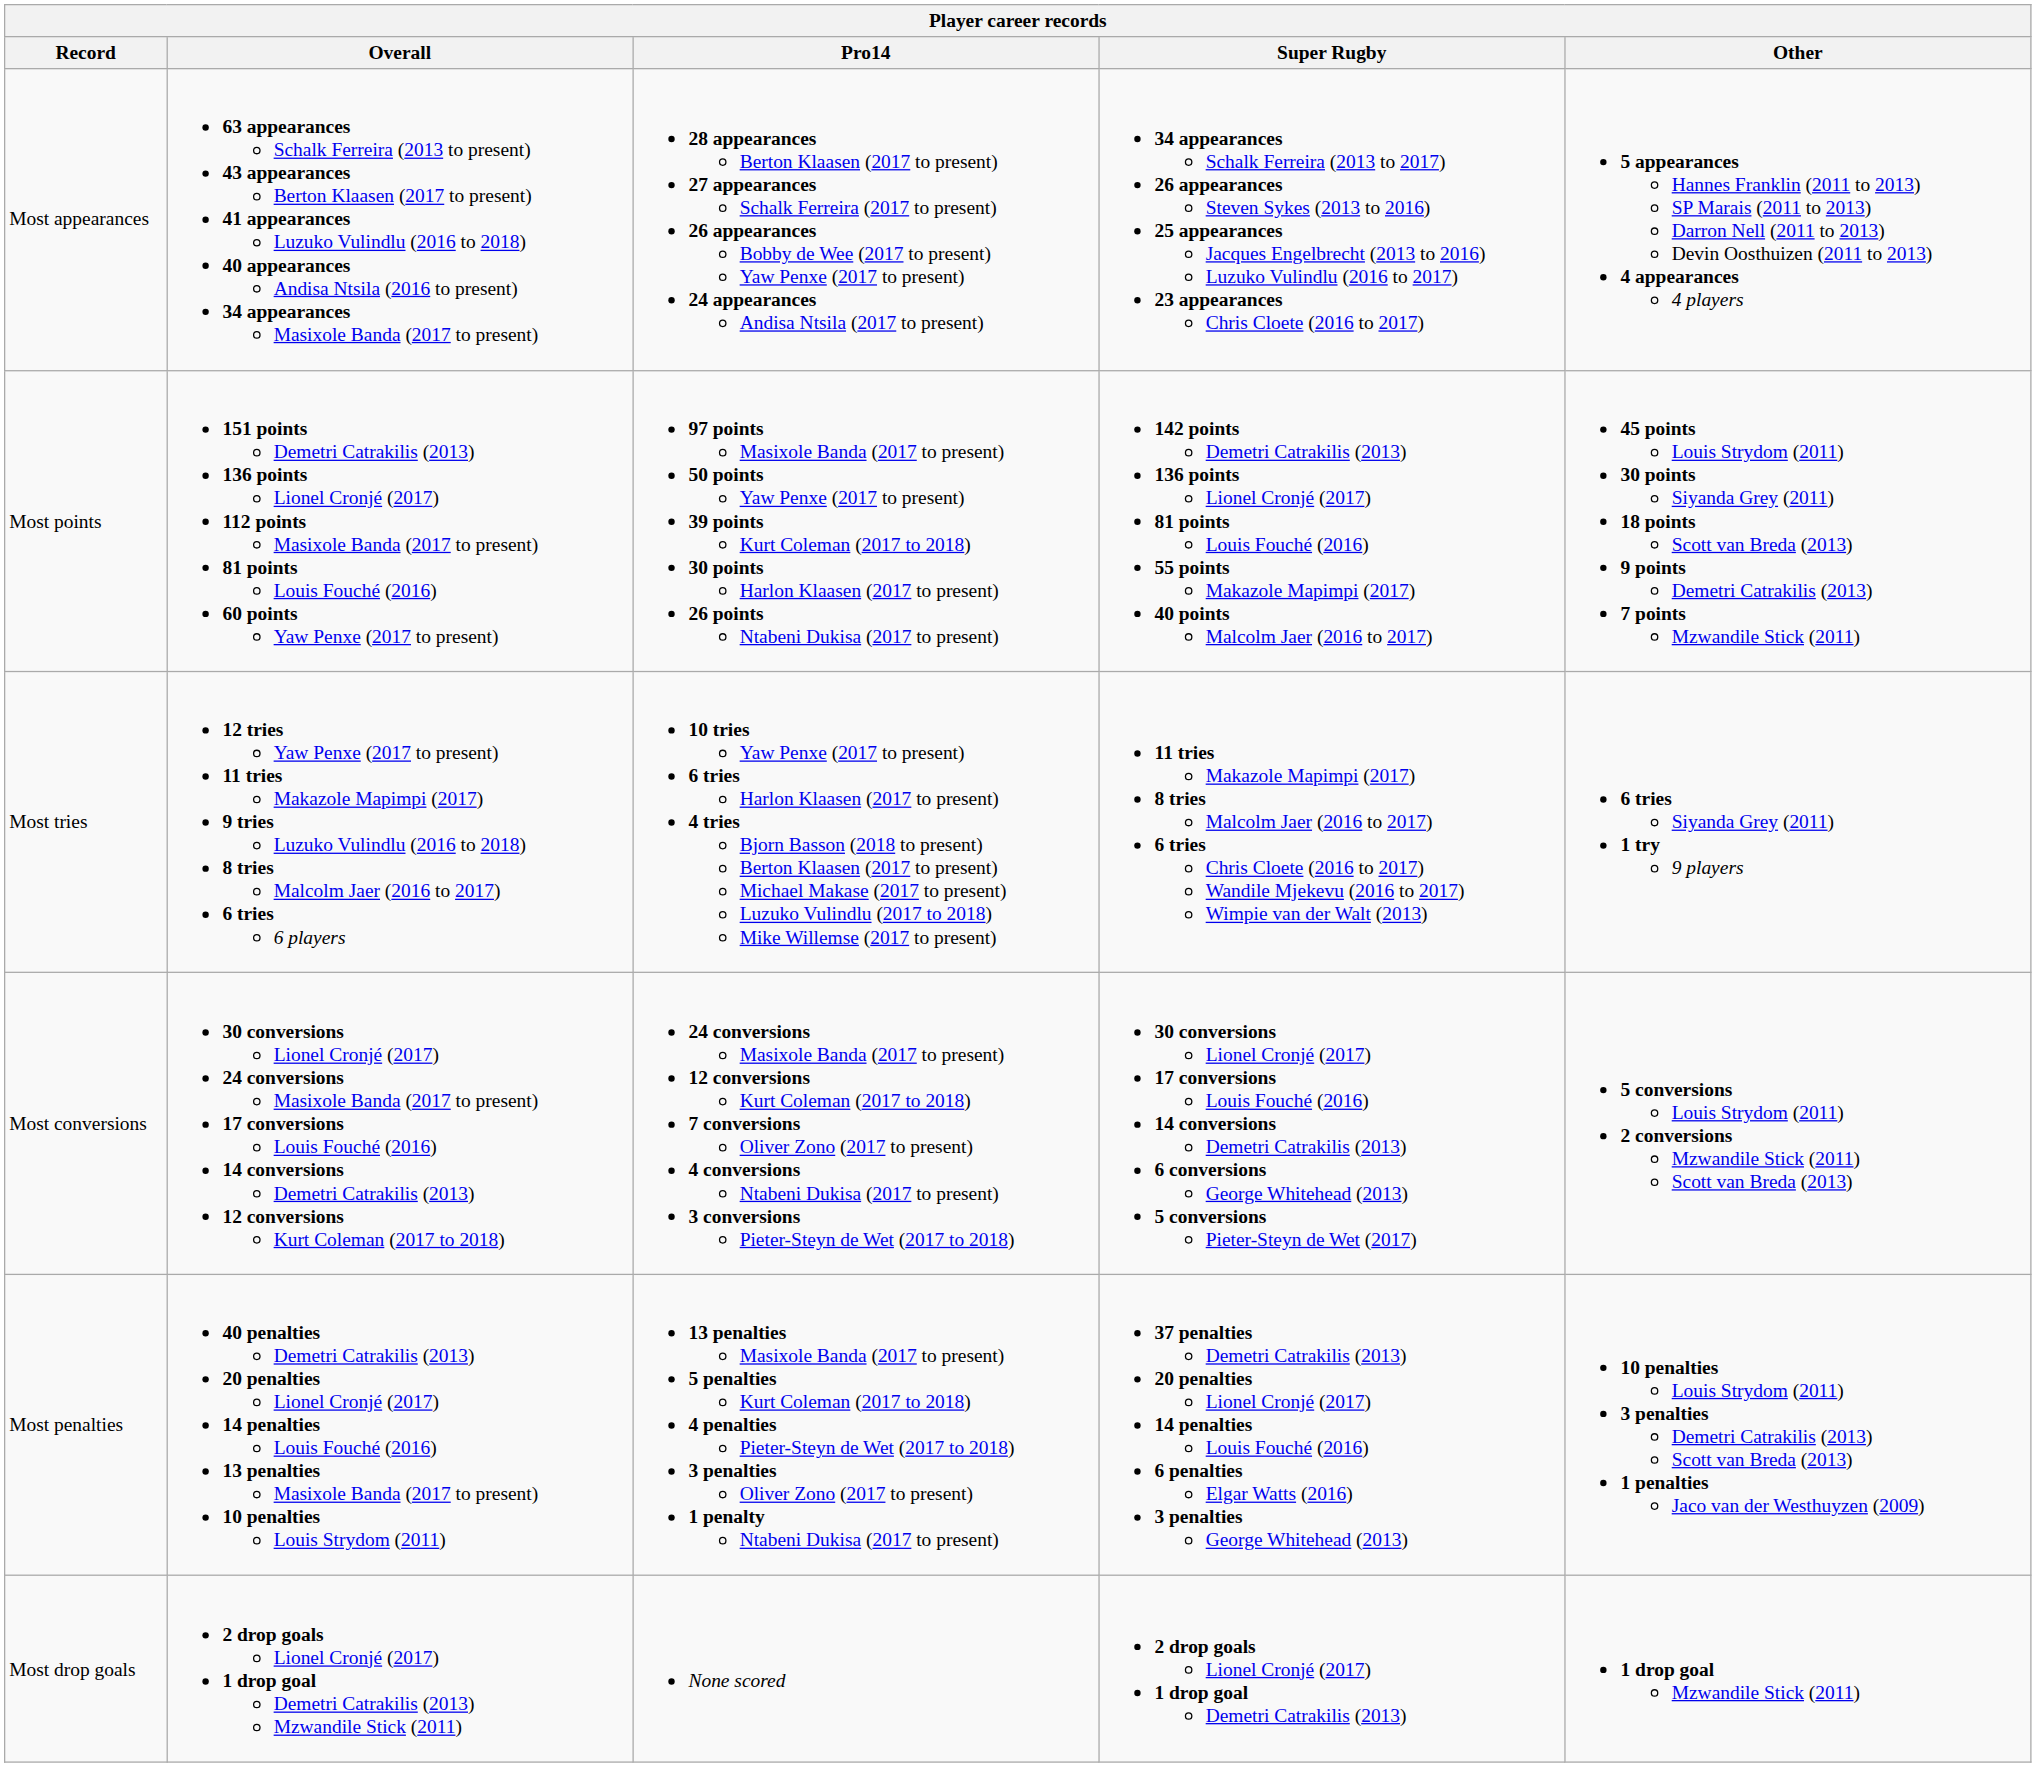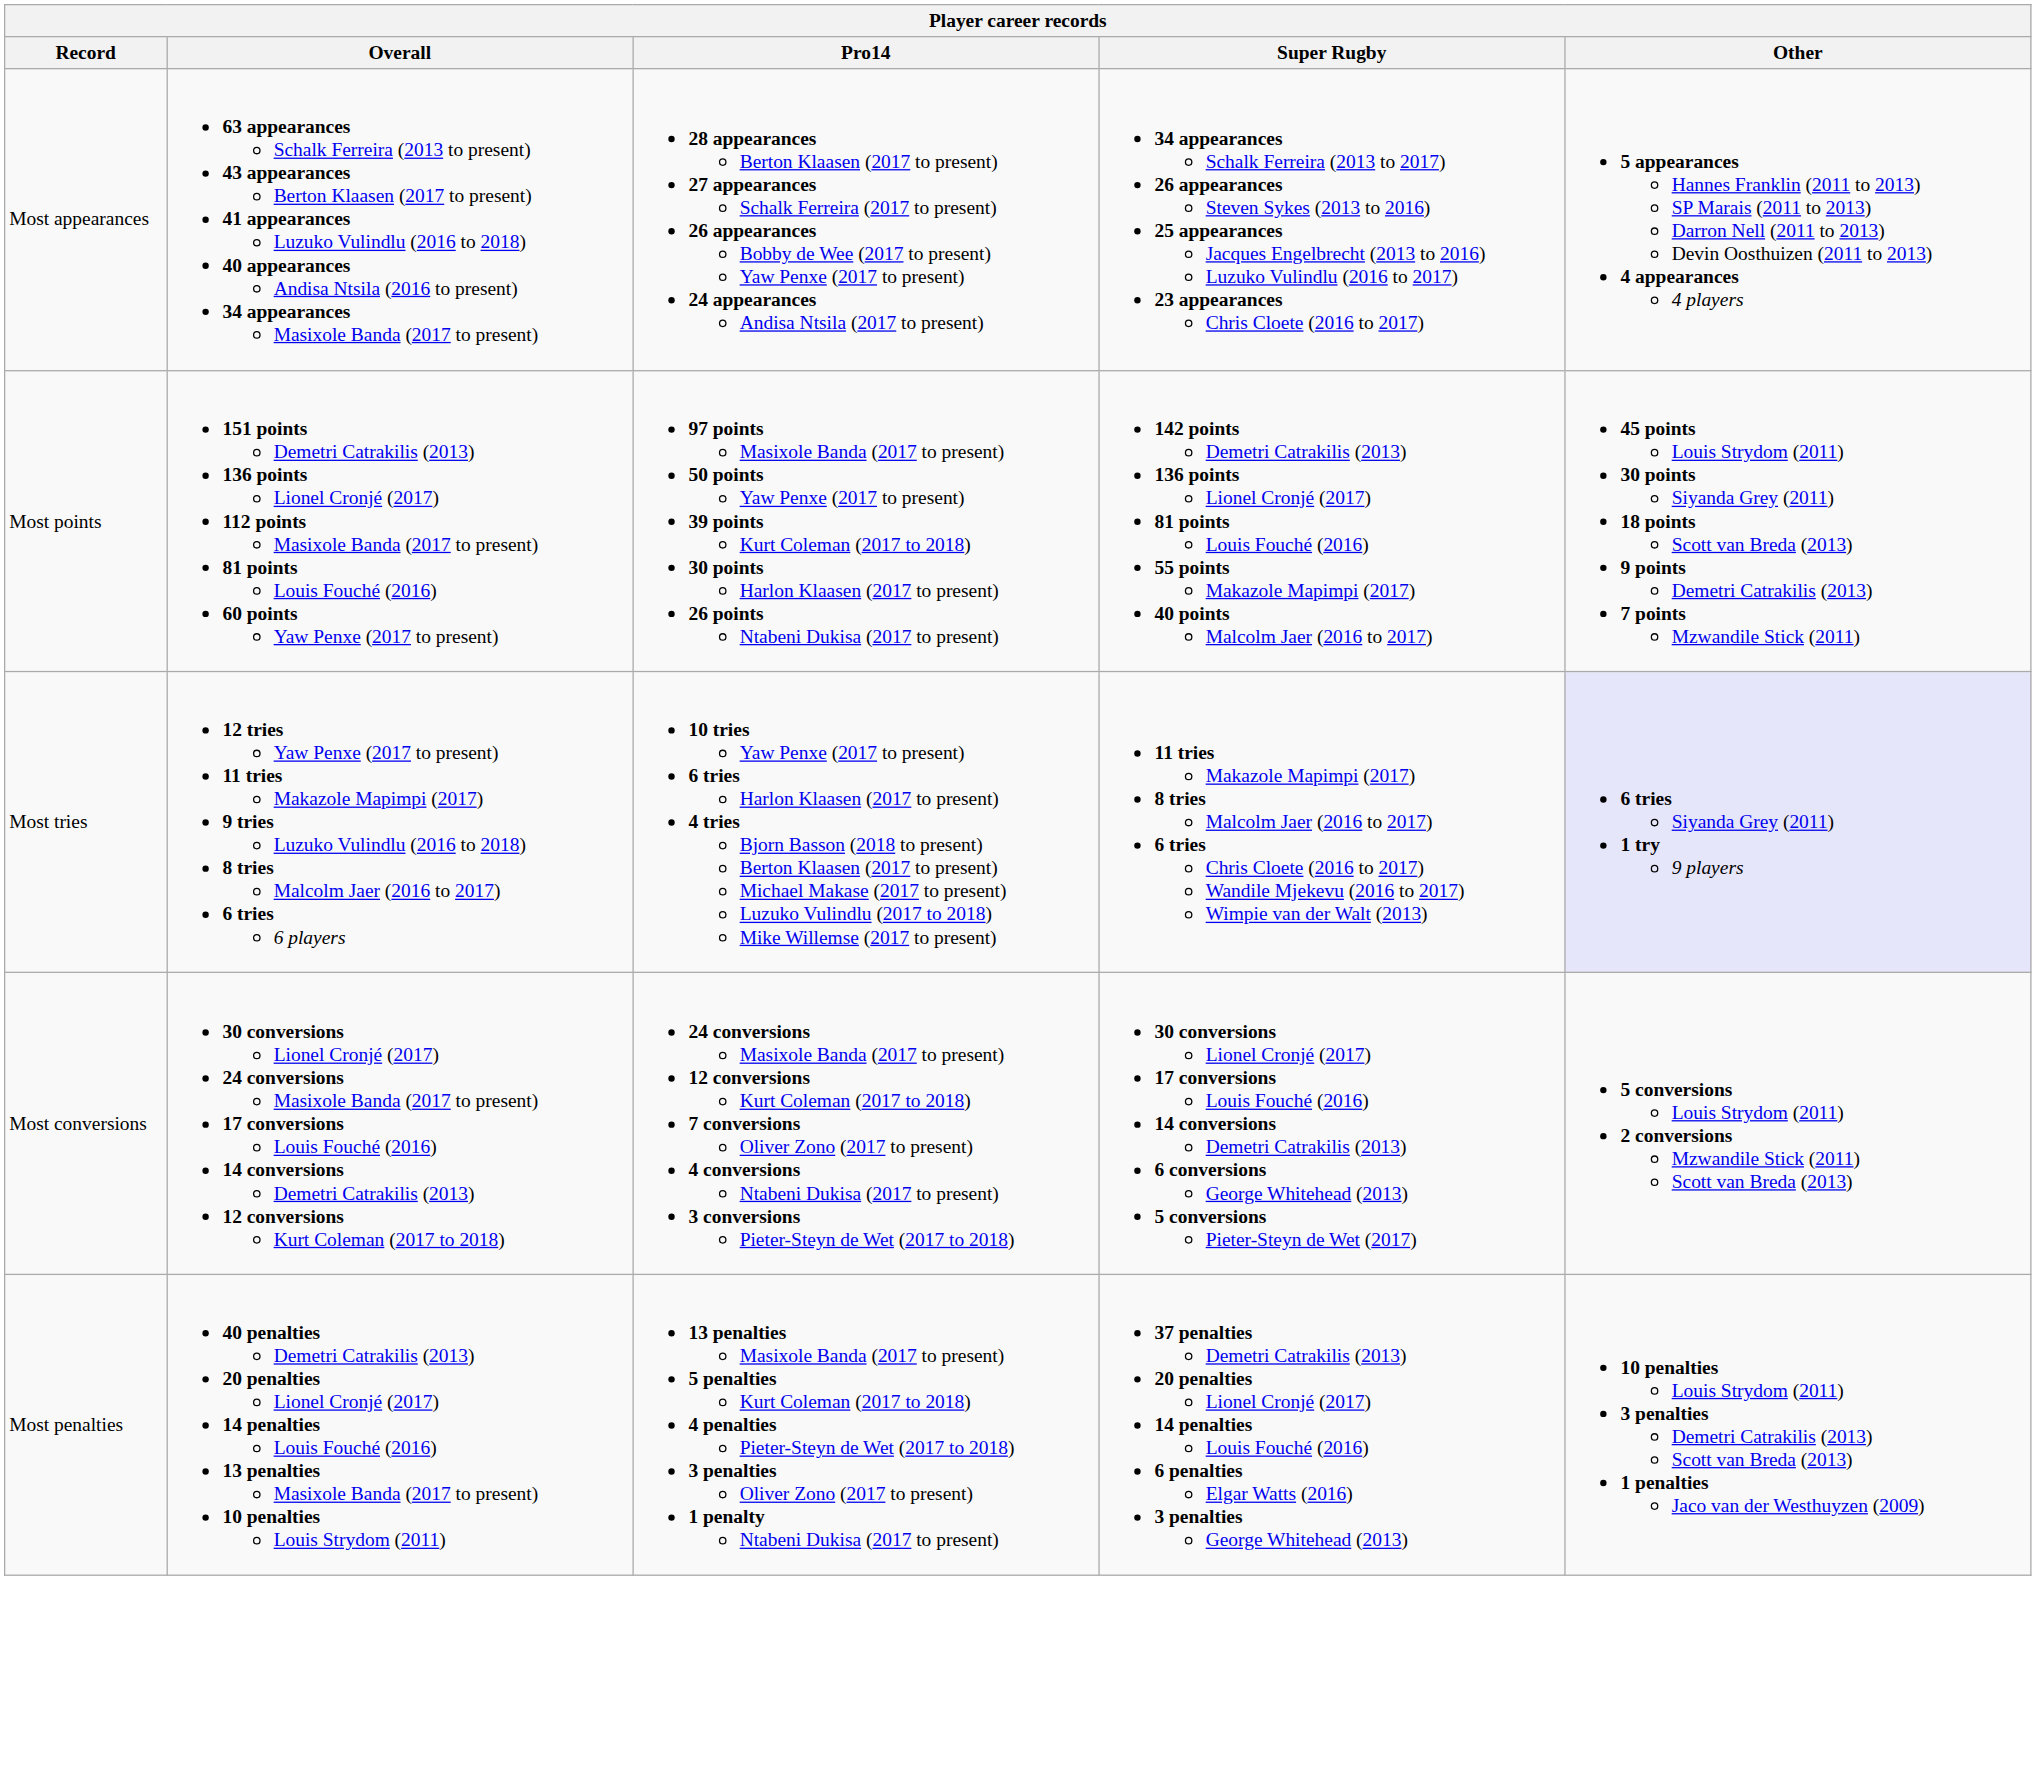(1798, 834) no background -> (1798, 834) lavender background
- row: (72, 1668)
